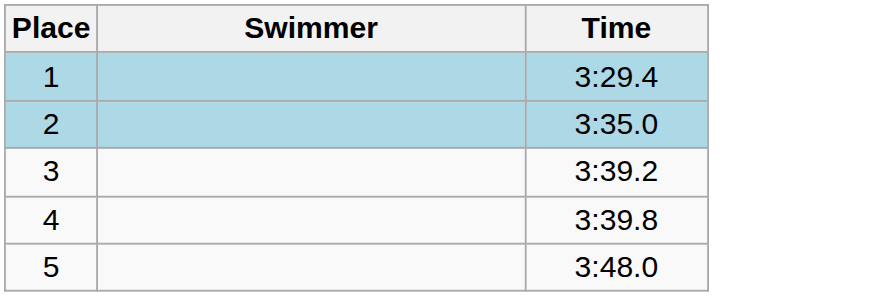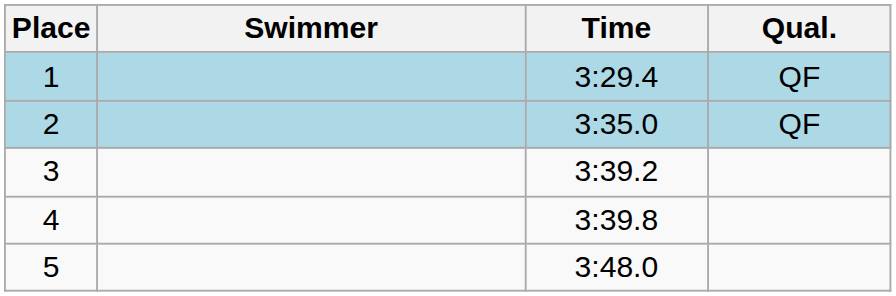+ column: (799, 28)
